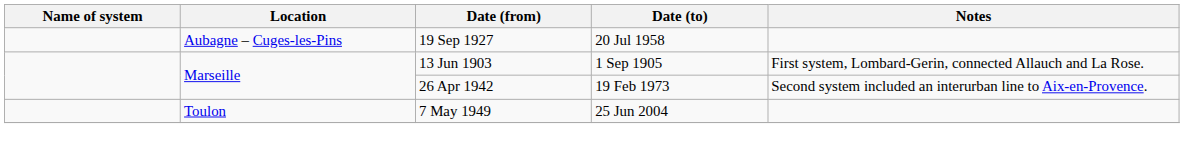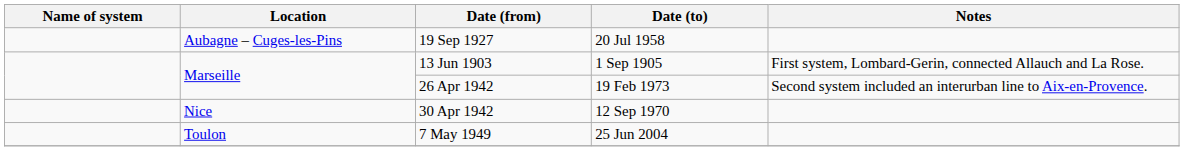+ row: (456, 110)
